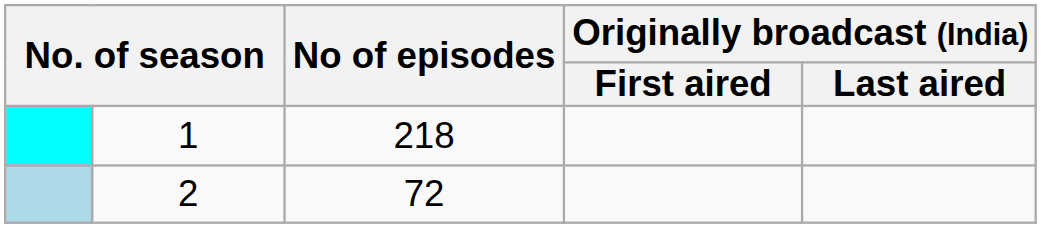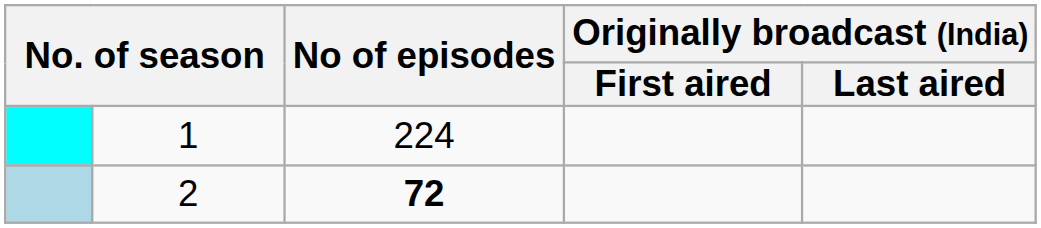(424, 135) 218 -> (424, 135) 224
(424, 193) normal -> (424, 193) bold
